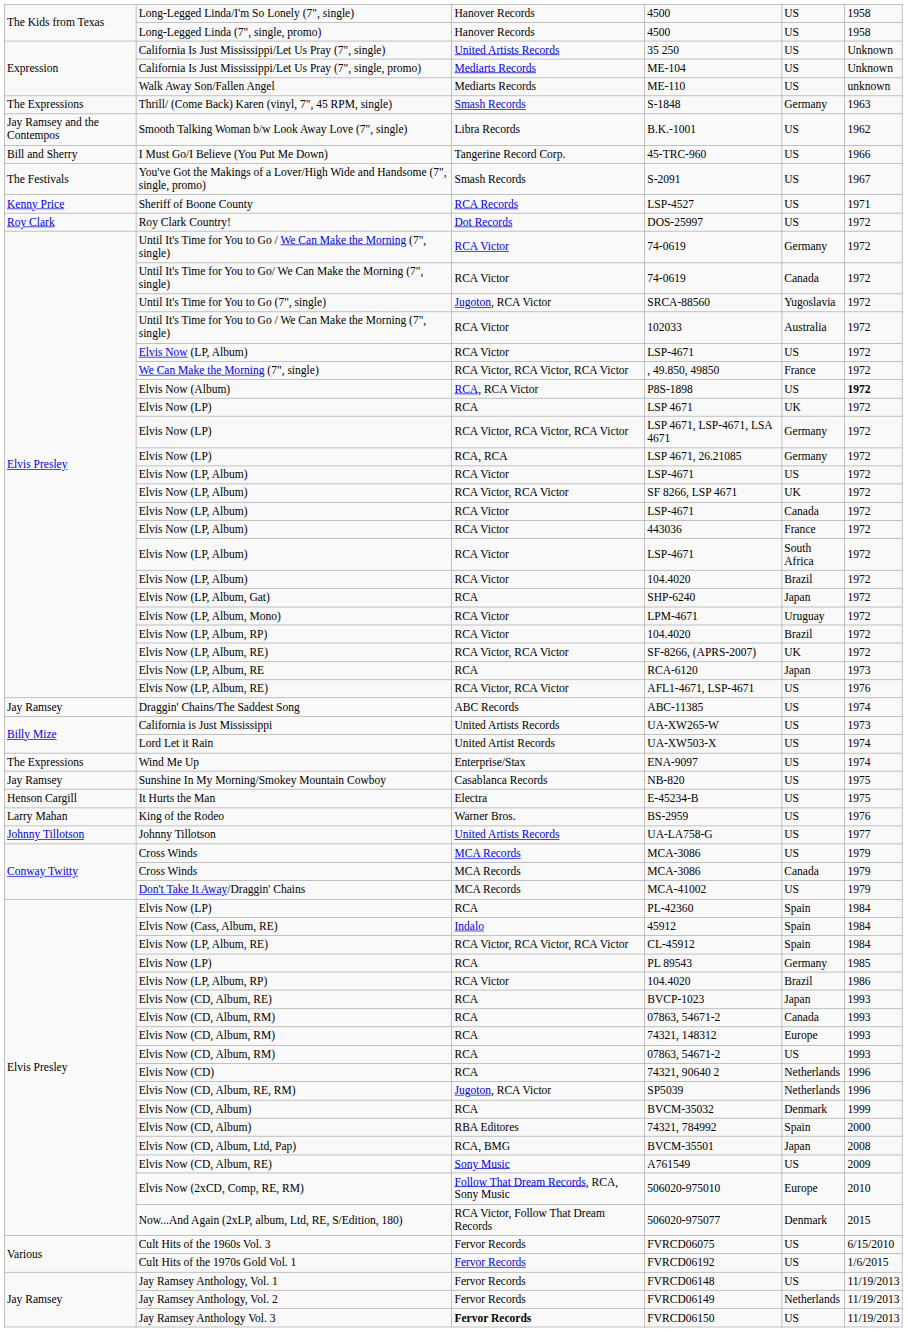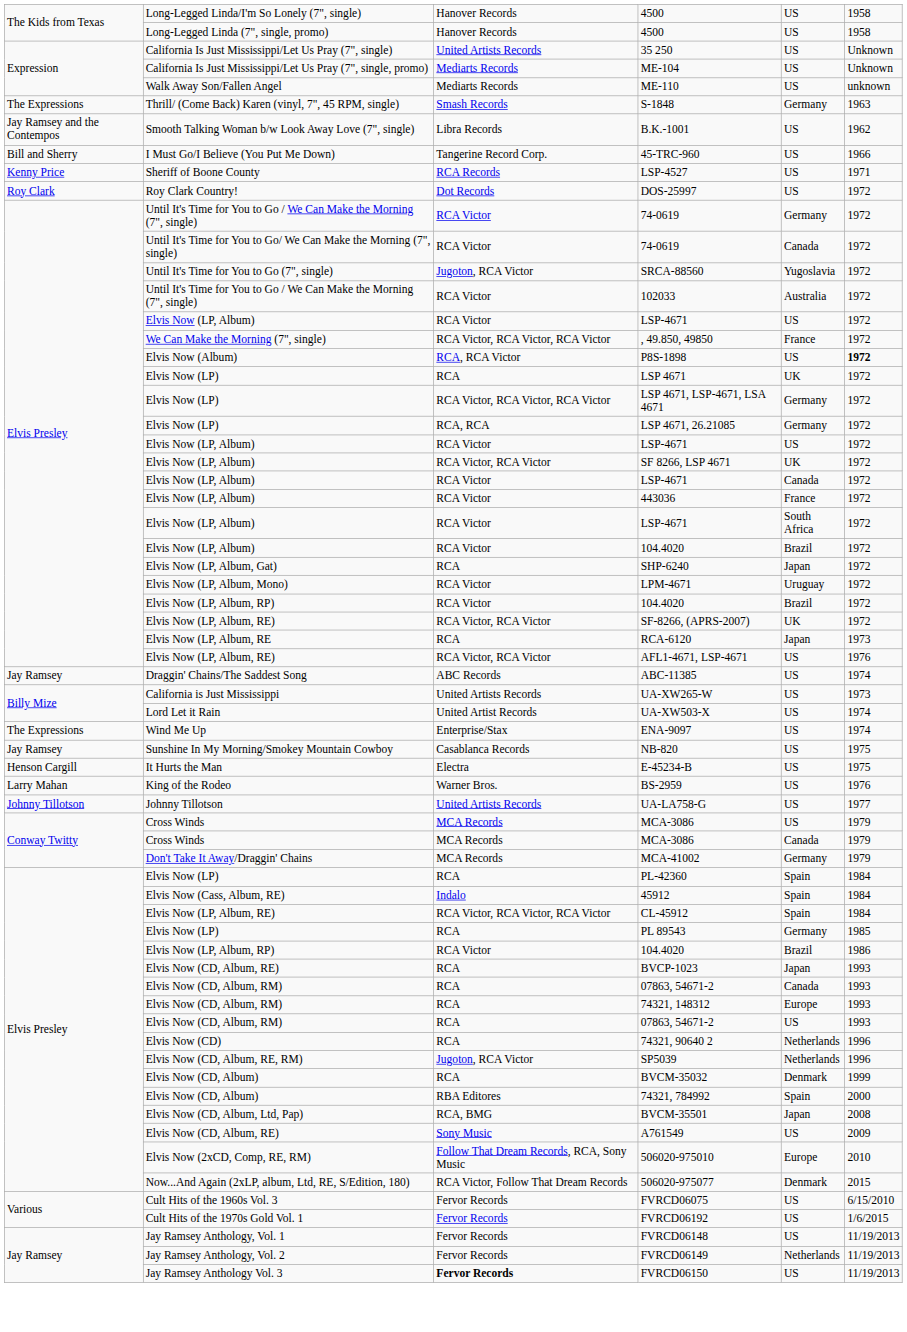- row: (293, 179)
(792, 889) US -> (805, 858) Germany
